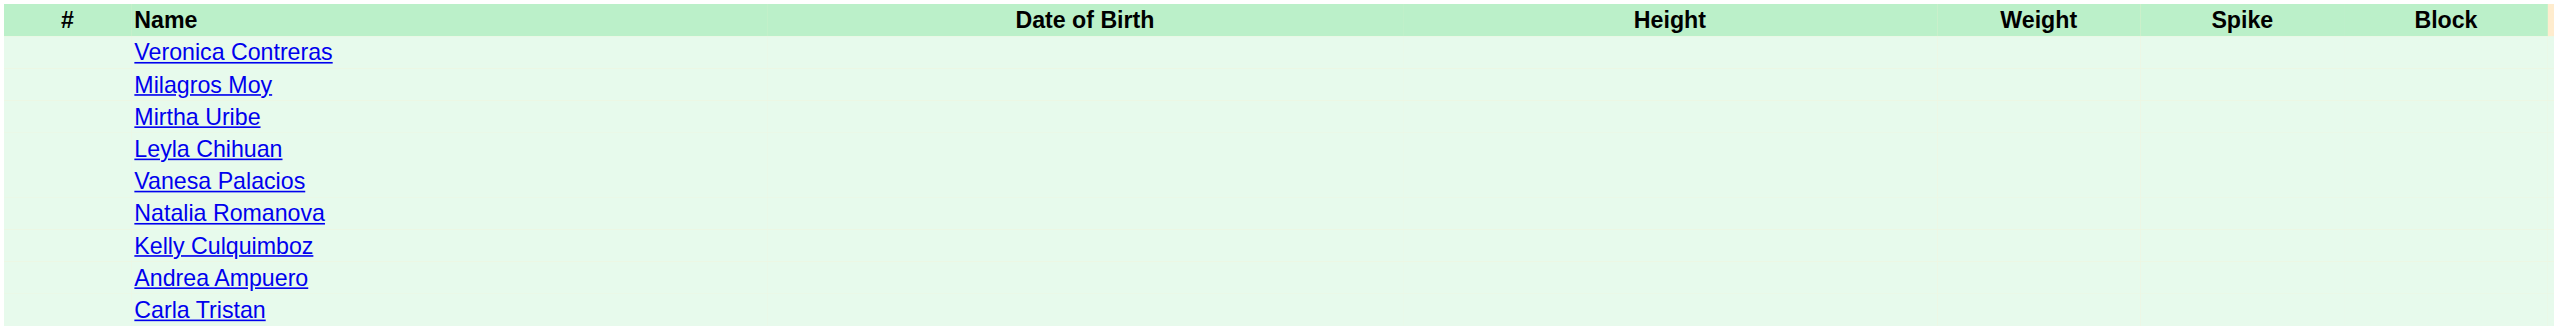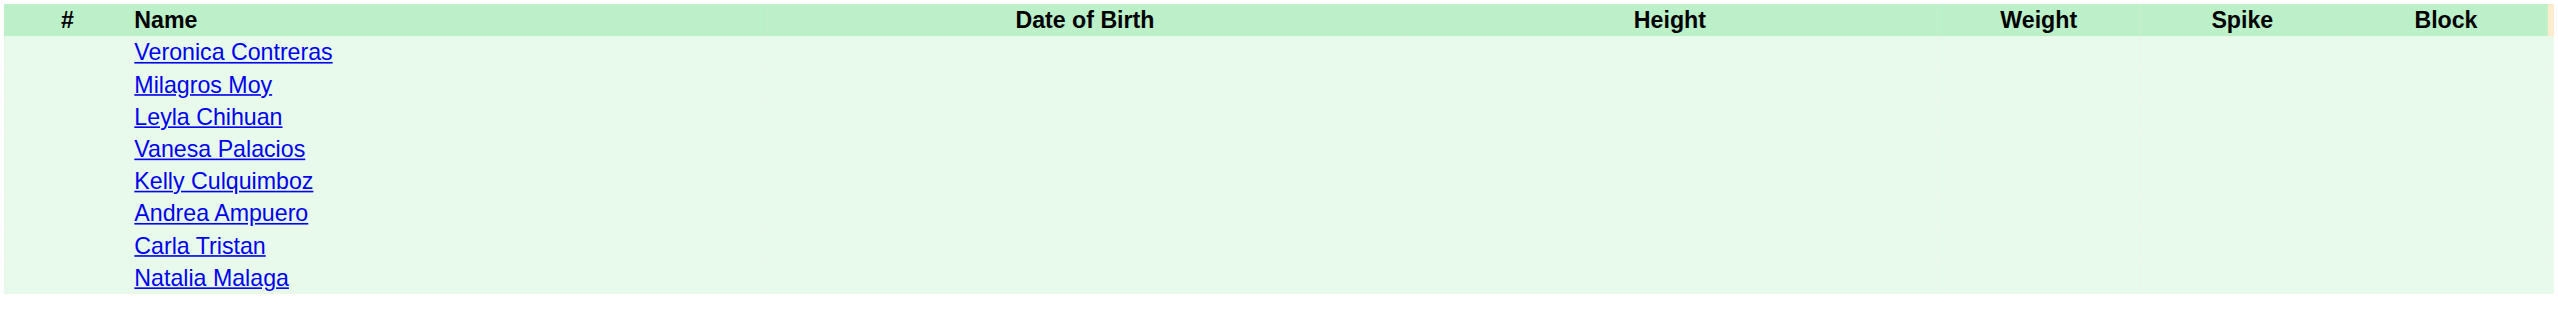- row: (197, 117)
- row: (230, 213)
+ row: (212, 278)
